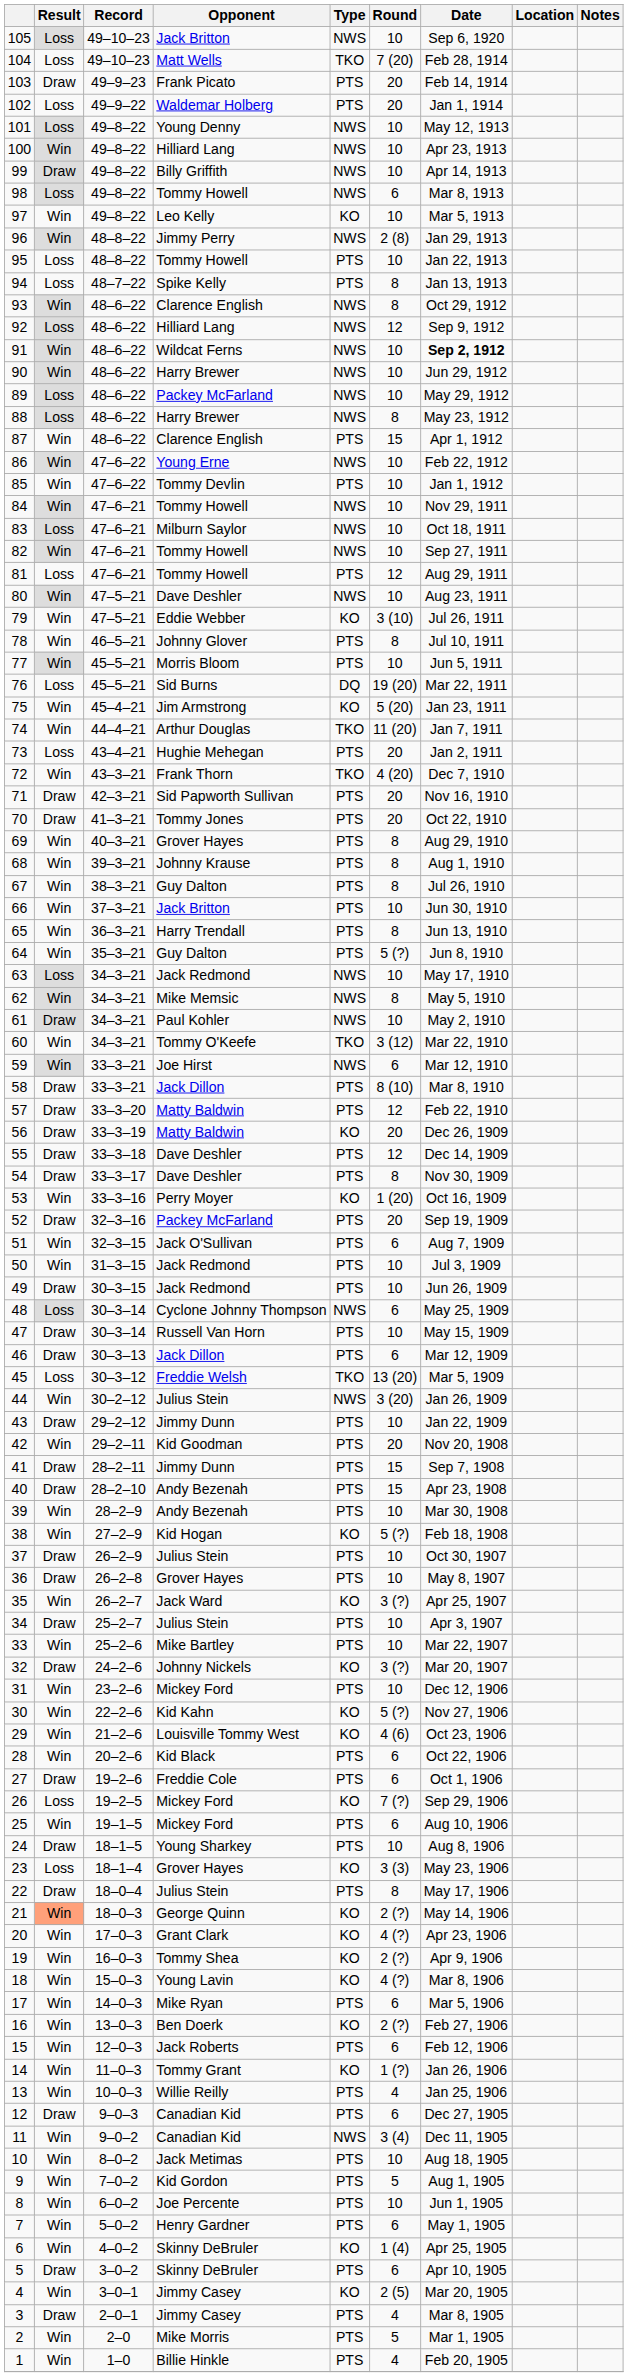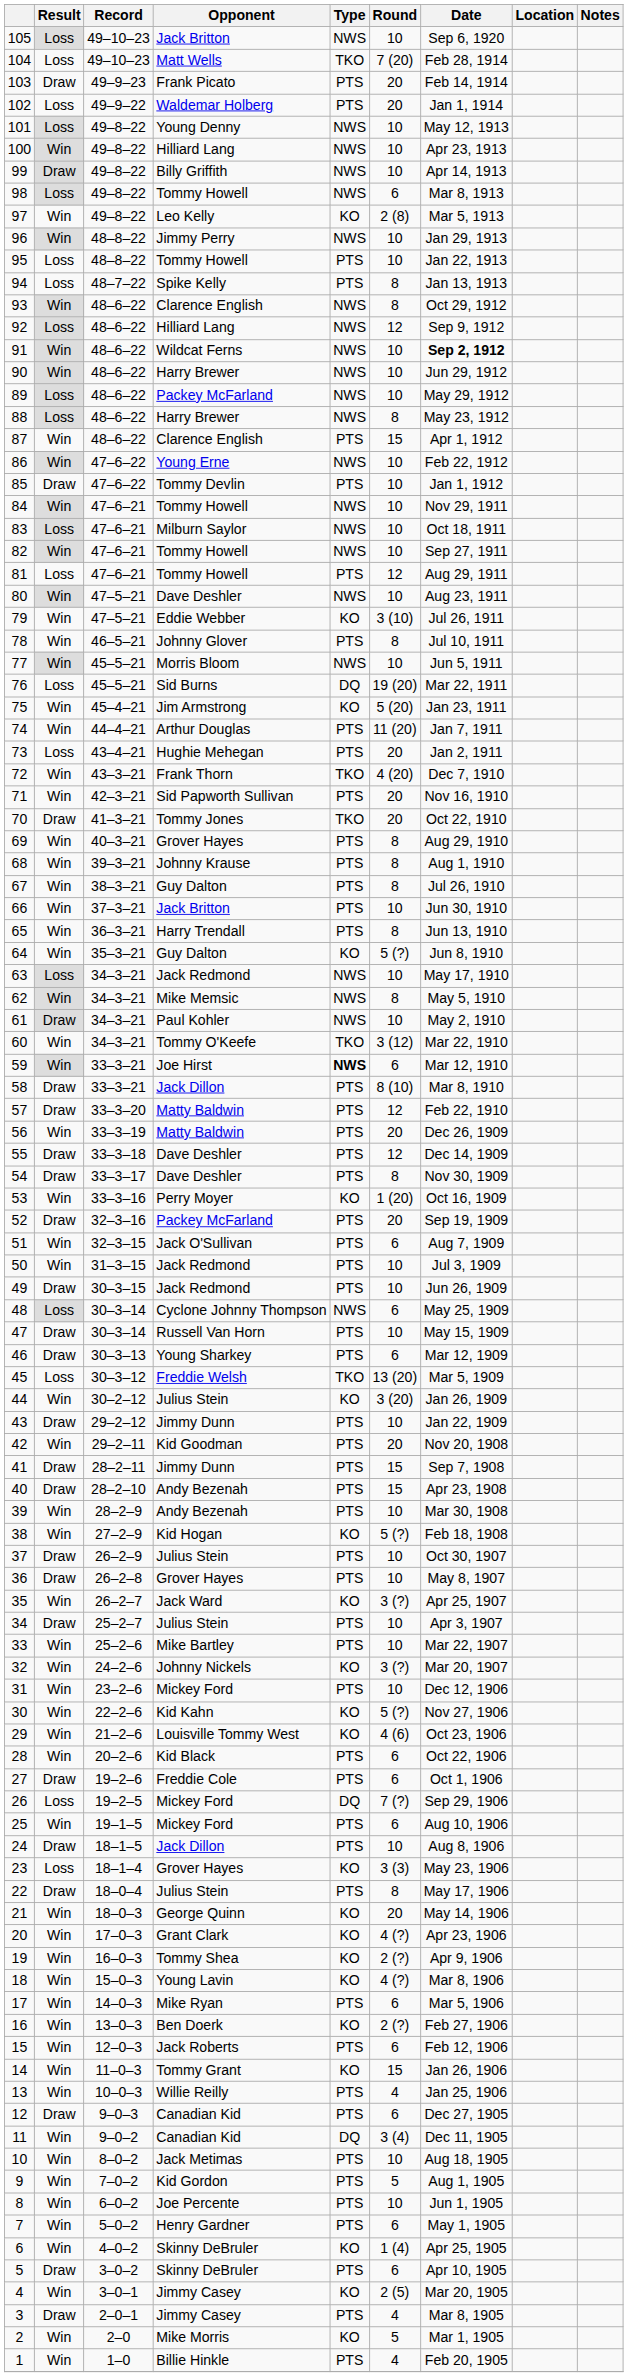(395, 216) 10 -> (395, 216) 2 (8)
(395, 238) 2 (8) -> (395, 238) 10
(59, 484) Win -> (59, 484) Draw
(350, 663) PTS -> (350, 663) NWS
(350, 730) TKO -> (350, 730) PTS
(59, 797) Draw -> (59, 797) Win
(350, 819) PTS -> (350, 819) TKO
(350, 953) PTS -> (350, 953) KO
(350, 1065) normal -> (350, 1065) bold
(59, 1132) Draw -> (59, 1132) Win
(350, 1132) KO -> (350, 1132) PTS
(190, 1355) Jack Dillon -> (204, 1355) Young Sharkey
(350, 1400) NWS -> (350, 1400) KO
(59, 1668) Draw -> (59, 1668) Win
(350, 1802) KO -> (350, 1802) DQ
(204, 1846) Young Sharkey -> (190, 1846) Jack Dillon
(59, 1913) lightsalmon background -> (59, 1913) no background
(395, 1913) 2 (?) -> (395, 1913) 20
(395, 2070) 1 (?) -> (395, 2070) 15
(350, 2137) NWS -> (350, 2137) DQ
(350, 2337) PTS -> (350, 2337) KO
